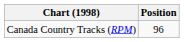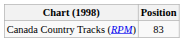(159, 29) 96 -> (159, 29) 83
